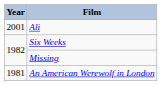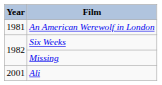rows swapped: (92, 73) <-> (35, 27)
